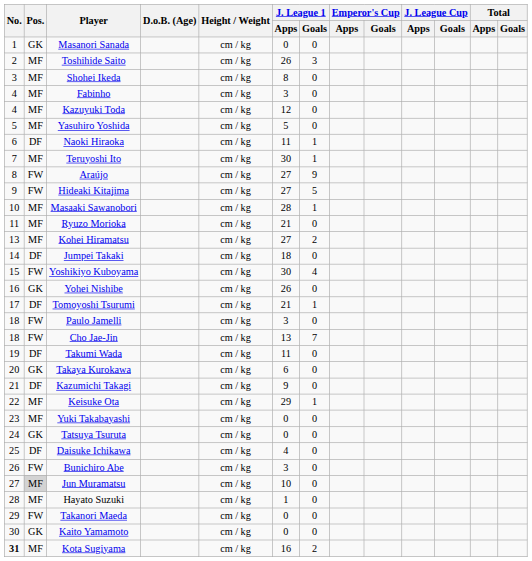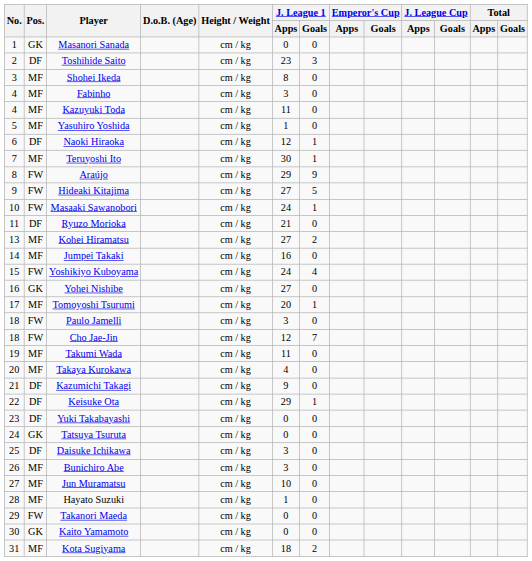(35, 61) MF -> (35, 61) DF
(286, 61) 26 -> (286, 61) 23
(286, 110) 12 -> (286, 110) 11
(286, 126) 5 -> (286, 126) 1
(286, 142) 11 -> (286, 142) 12
(286, 175) 27 -> (286, 175) 29
(35, 207) MF -> (35, 207) FW
(286, 207) 28 -> (286, 207) 24
(35, 223) MF -> (35, 223) DF
(35, 256) DF -> (35, 256) MF
(286, 256) 18 -> (286, 256) 16
(286, 272) 30 -> (286, 272) 24
(286, 288) 26 -> (286, 288) 27
(35, 304) DF -> (35, 304) MF
(286, 304) 21 -> (286, 304) 20
(286, 337) 13 -> (286, 337) 12
(35, 353) DF -> (35, 353) MF
(35, 369) GK -> (35, 369) MF
(286, 369) 6 -> (286, 369) 4
(35, 402) MF -> (35, 402) DF
(35, 418) MF -> (35, 418) DF
(286, 451) 4 -> (286, 451) 3
(35, 467) FW -> (35, 467) MF
(35, 483) lightgrey background -> (35, 483) no background
(14, 548) bold -> (14, 548) normal
(286, 548) 16 -> (286, 548) 18
